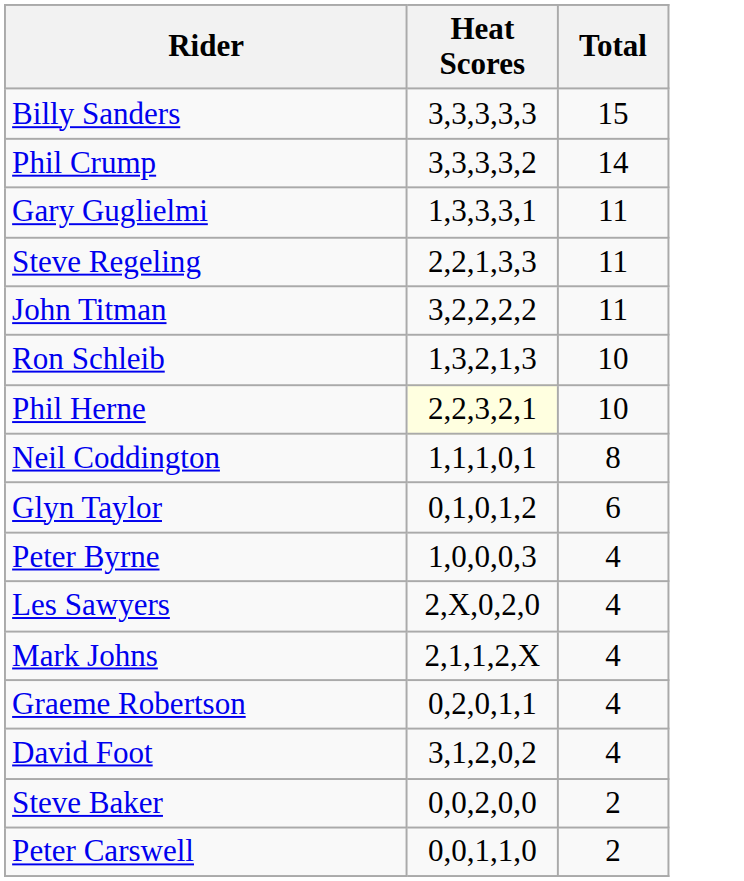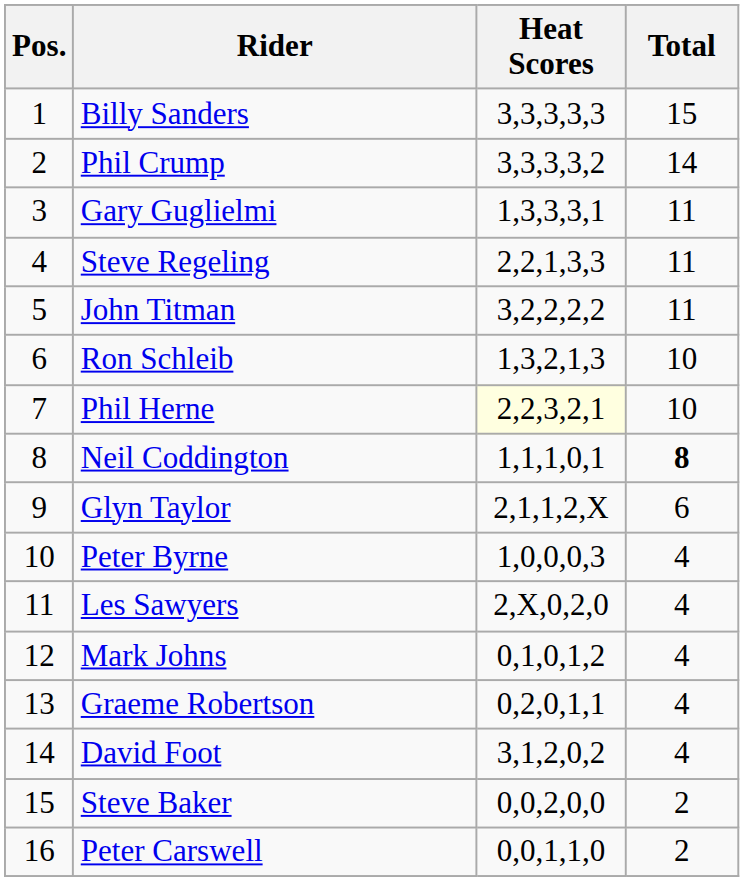+ column: (39, 46)
(613, 457) normal -> (682, 457) bold
(482, 507) 0,1,0,1,2 -> (551, 507) 2,1,1,2,X
(482, 654) 2,1,1,2,X -> (551, 654) 0,1,0,1,2
